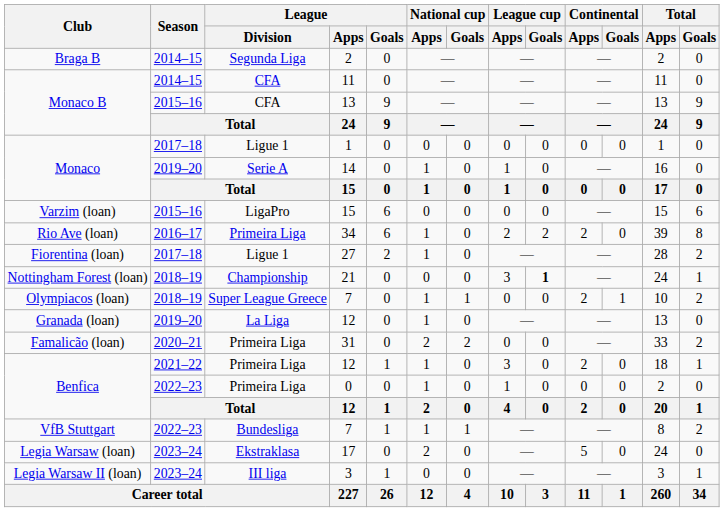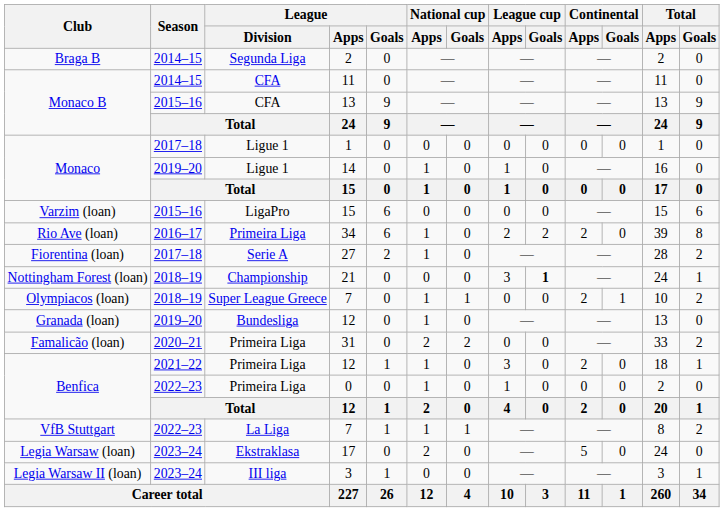(268, 168) Serie A -> (268, 168) Ligue 1
(268, 255) Ligue 1 -> (268, 255) Serie A
(268, 320) La Liga -> (268, 320) Bundesliga
(268, 430) Bundesliga -> (268, 430) La Liga
